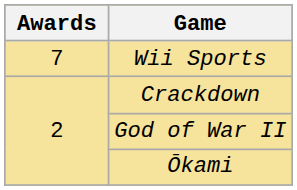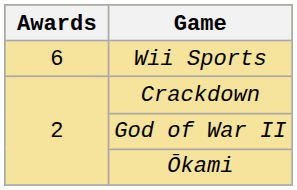(57, 59) 7 -> (57, 59) 6
